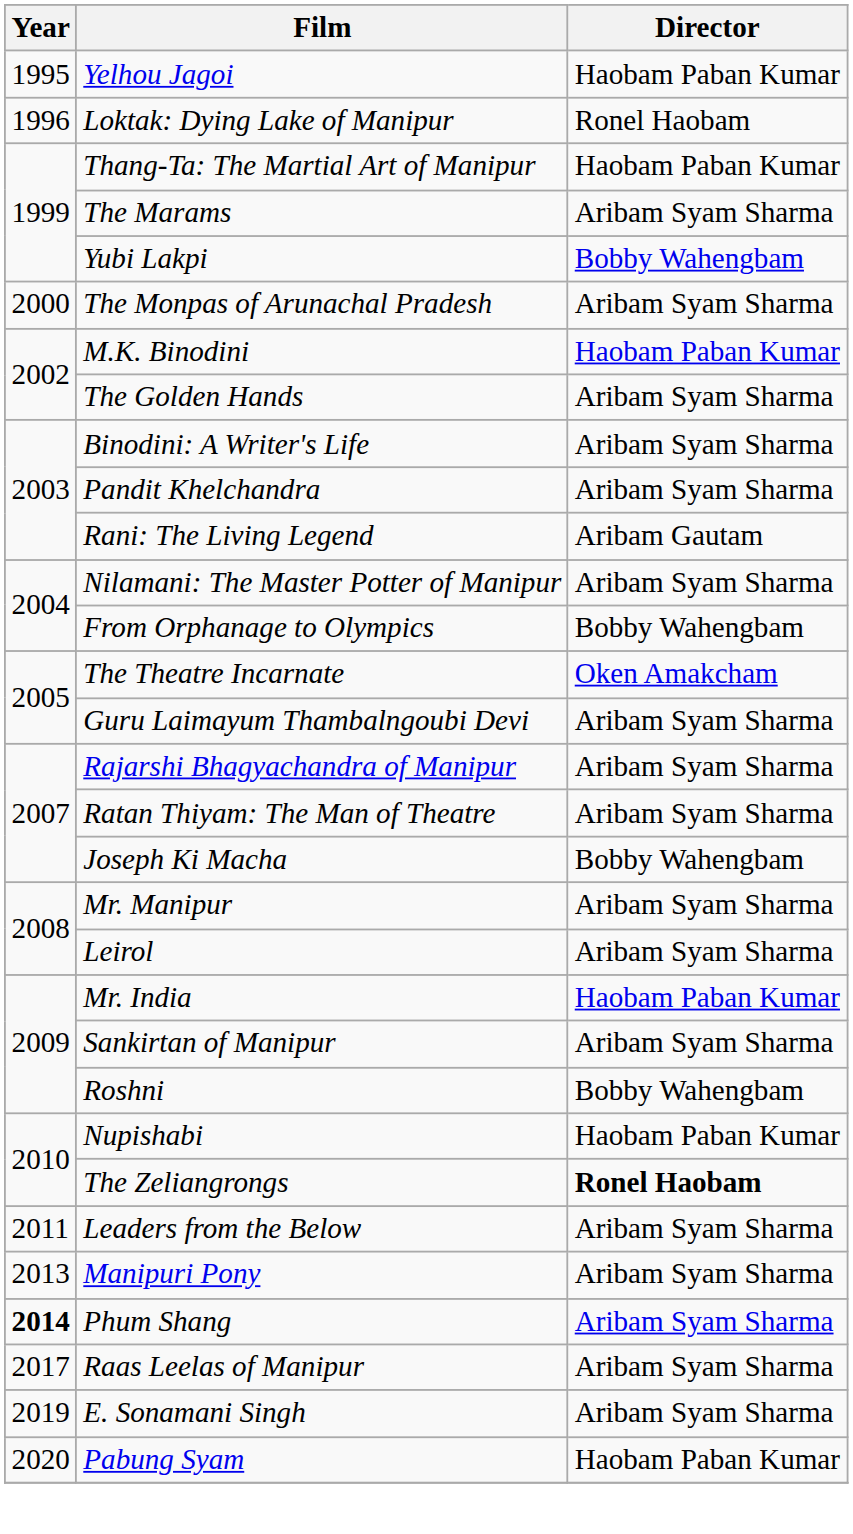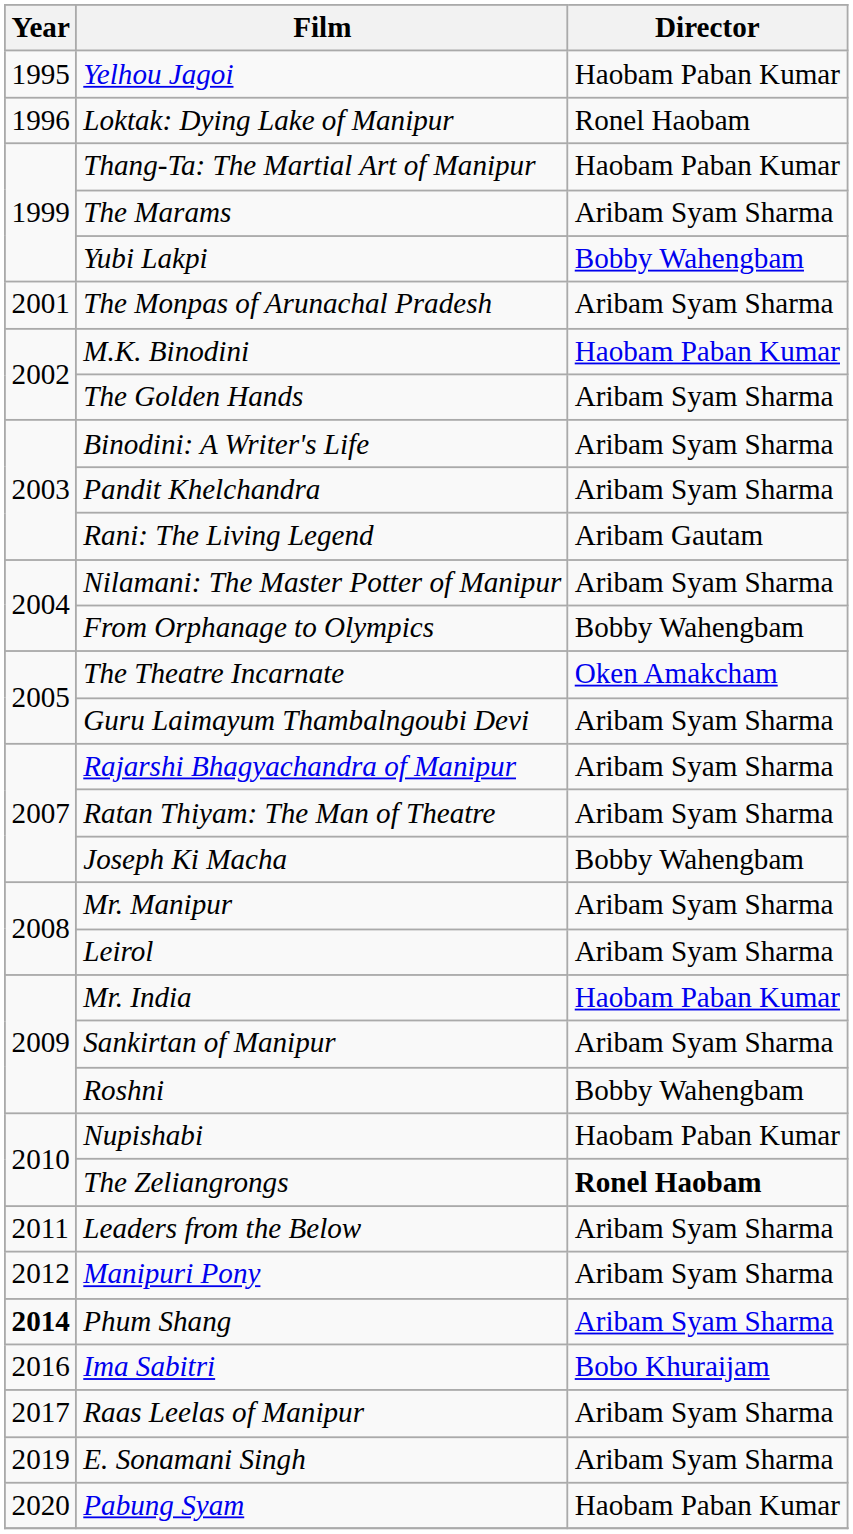(41, 304) 2000 -> (41, 304) 2001
(41, 1274) 2013 -> (41, 1274) 2012
+ row: (149, 1366)
